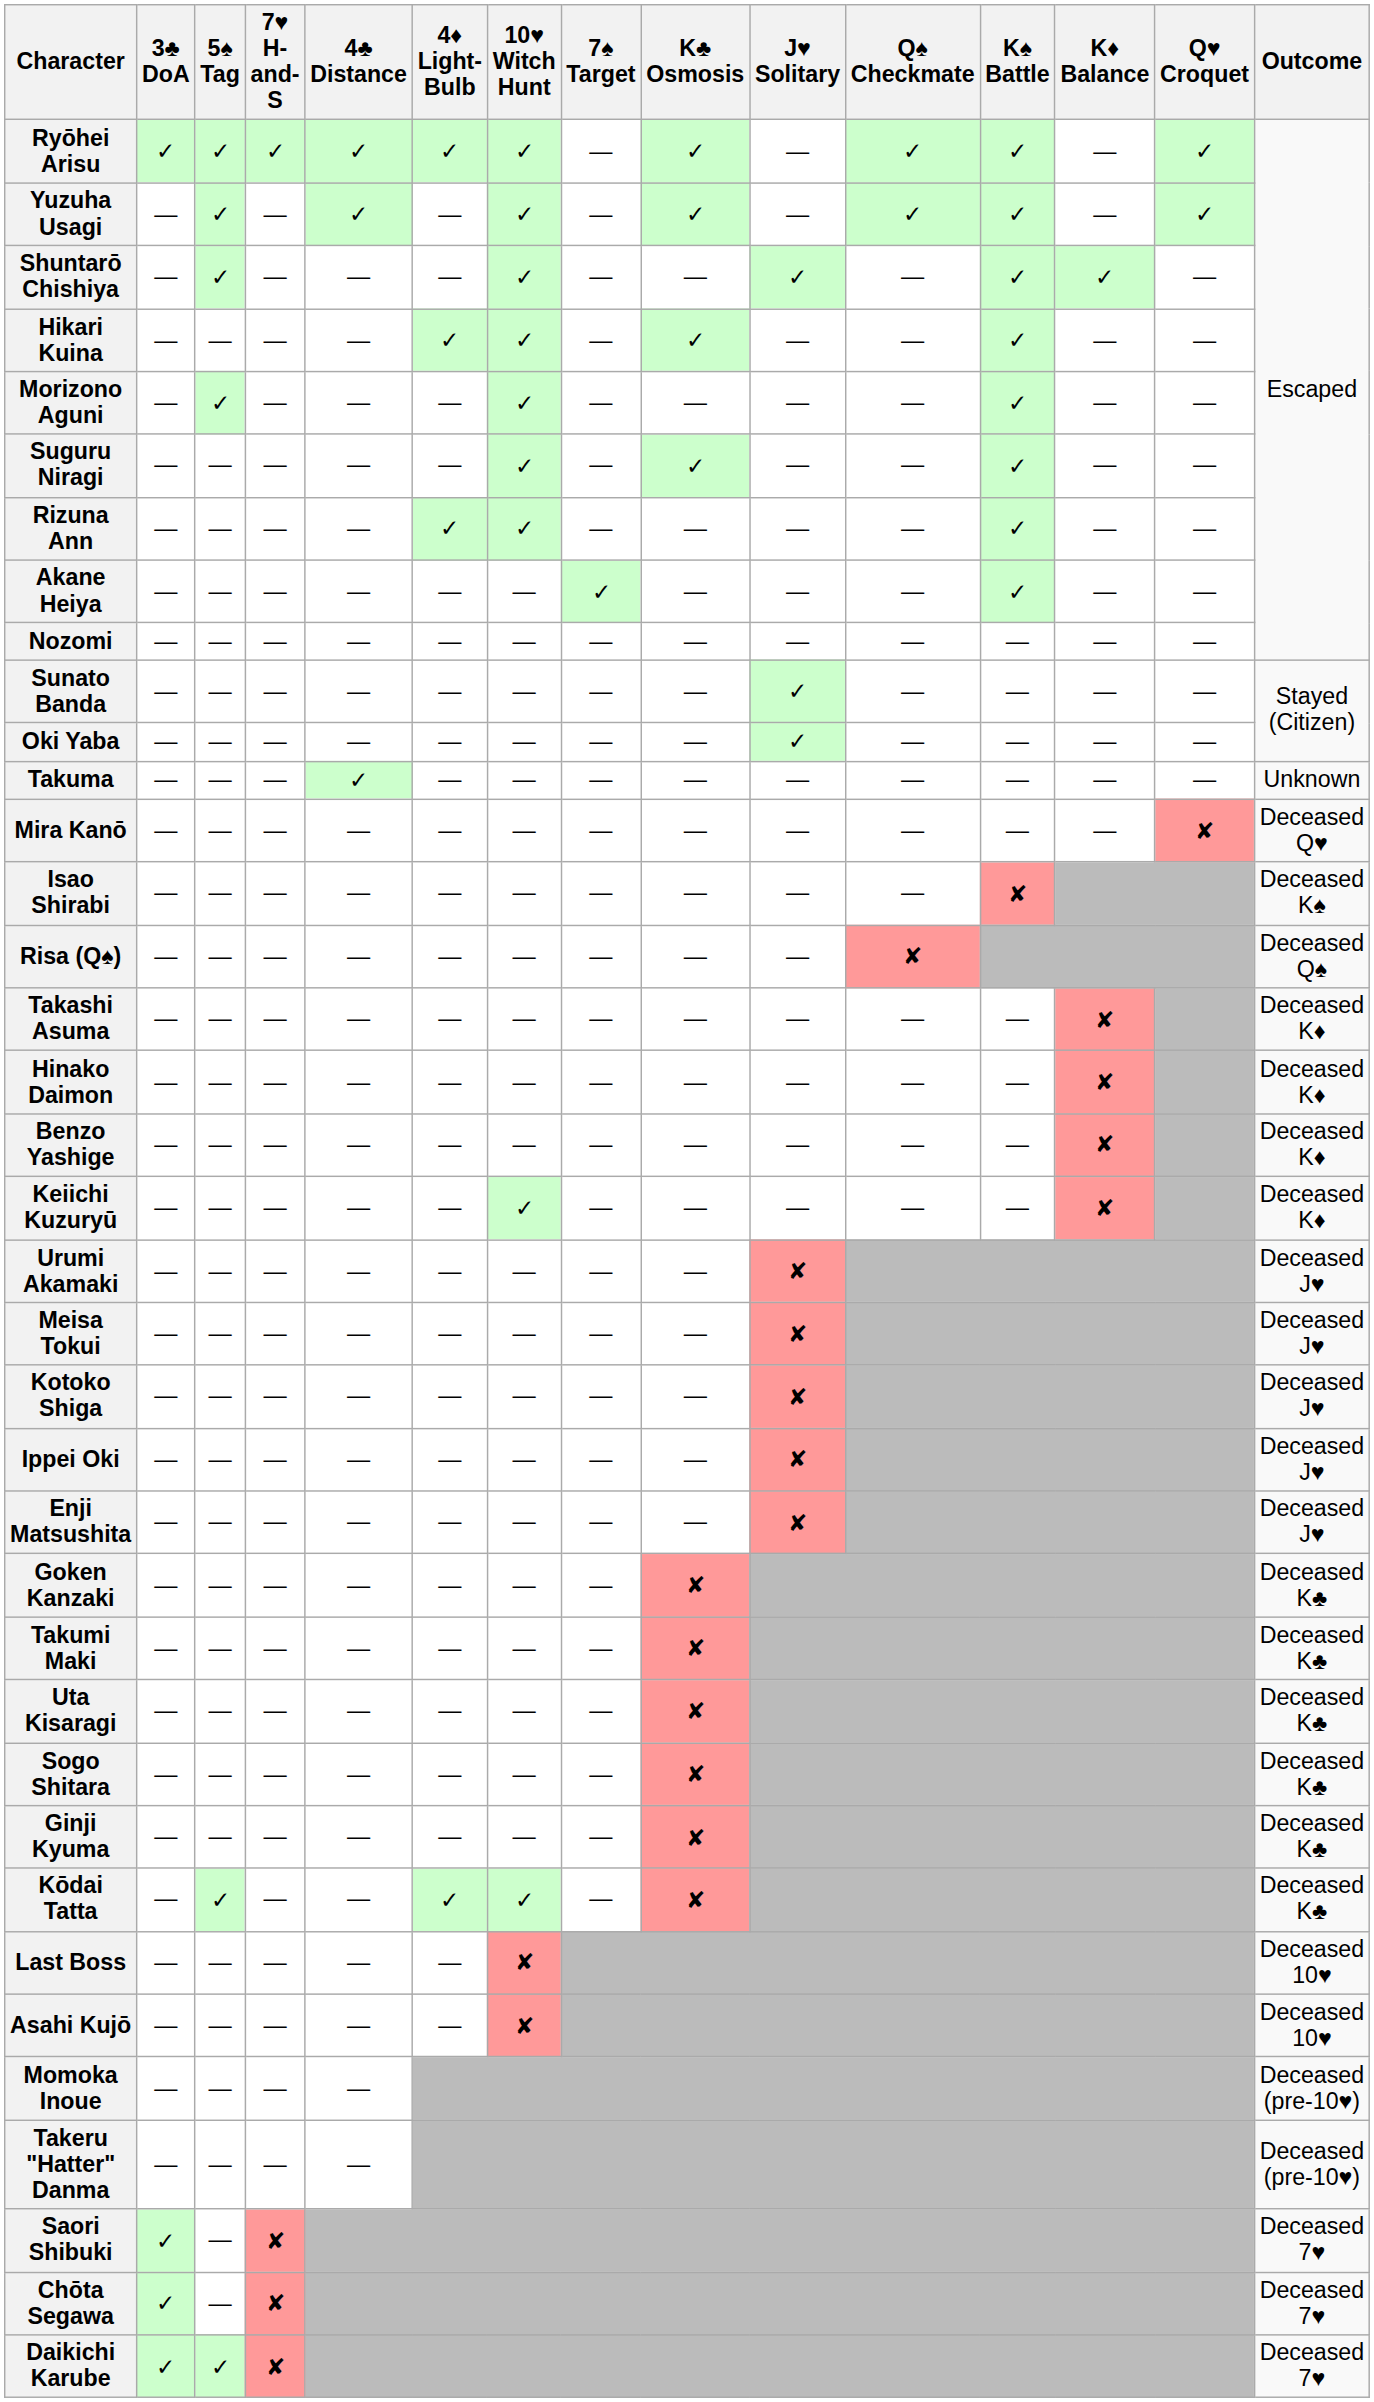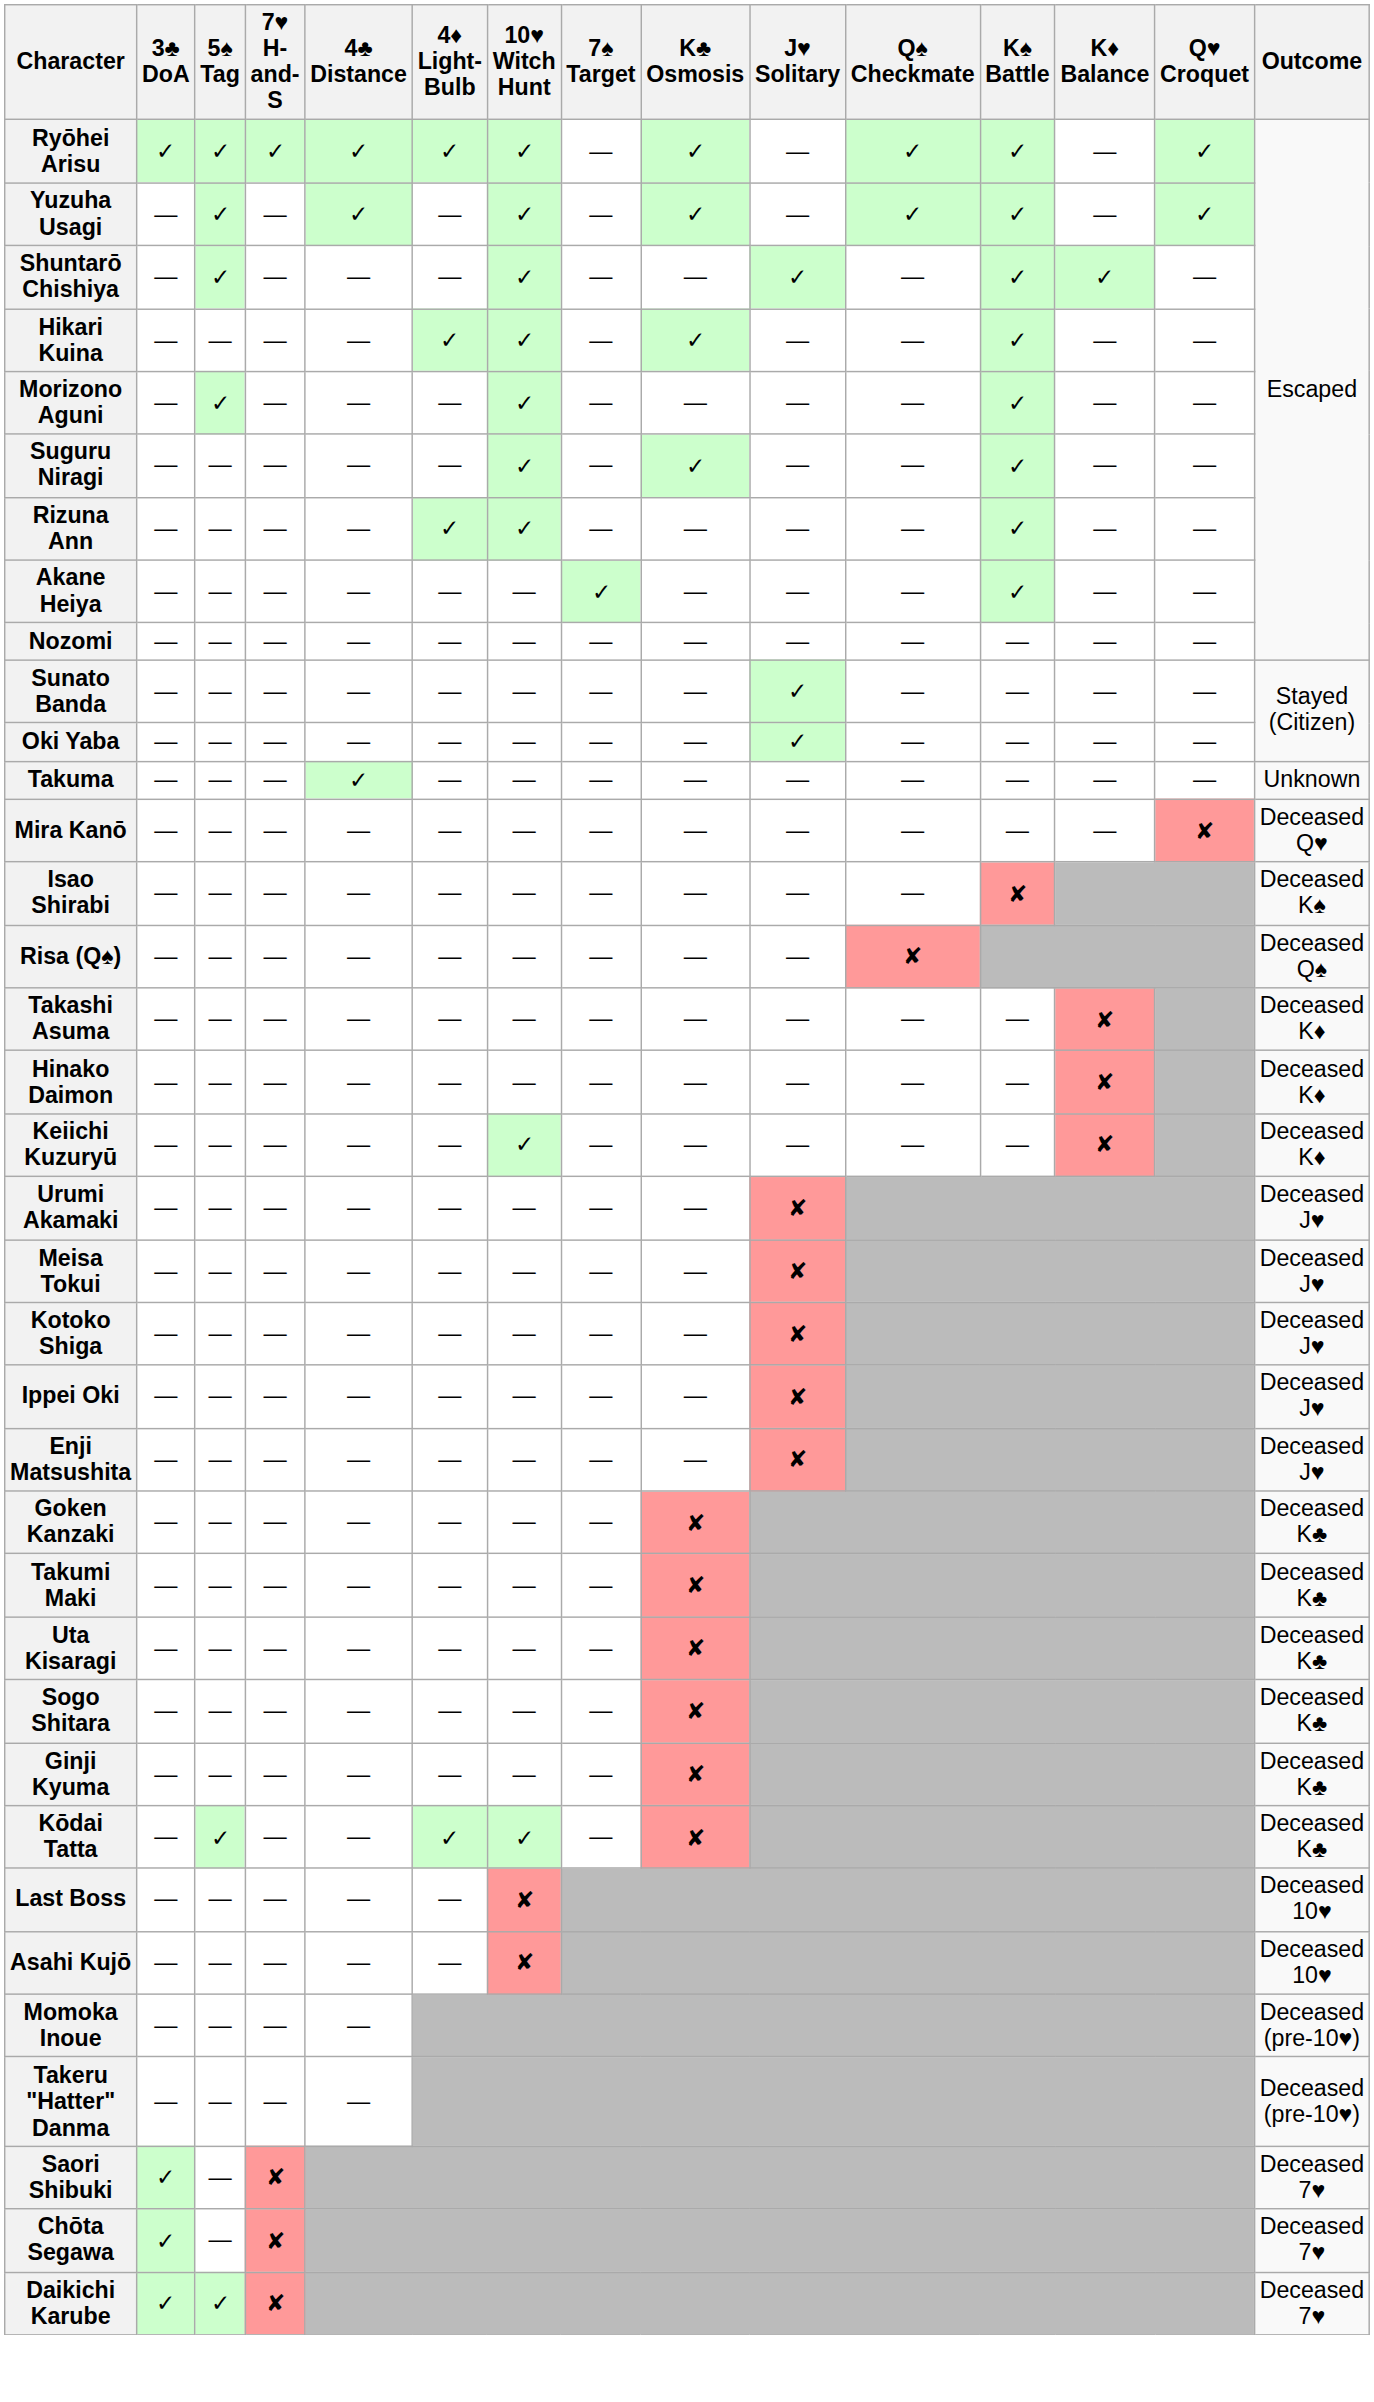- row: (71, 1144)
